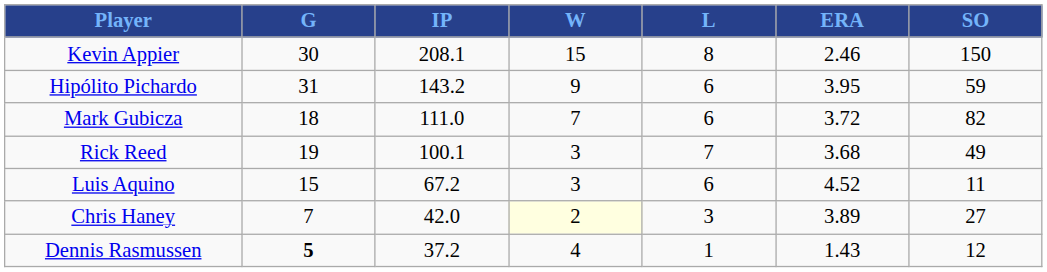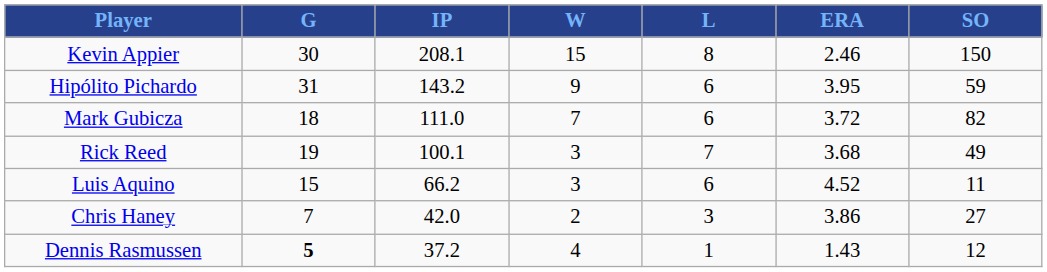(442, 184) 67.2 -> (442, 184) 66.2
(575, 217) lightyellow background -> (575, 217) no background
(842, 217) 3.89 -> (842, 217) 3.86
